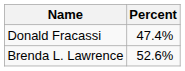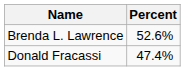rows swapped: (65, 55) <-> (54, 35)
